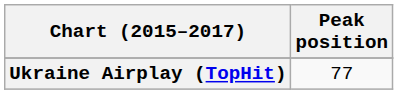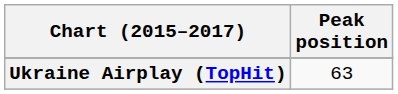(342, 74) 77 -> (342, 74) 63
